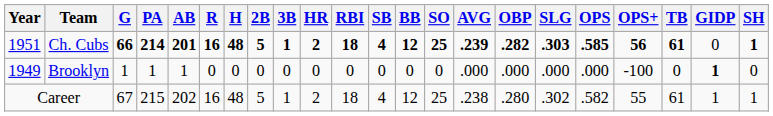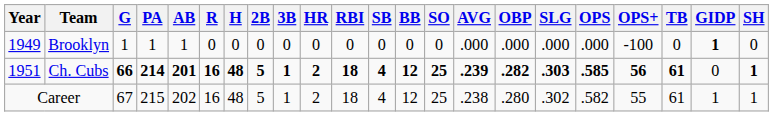rows swapped: (79, 71) <-> (79, 44)
